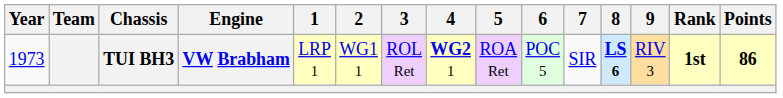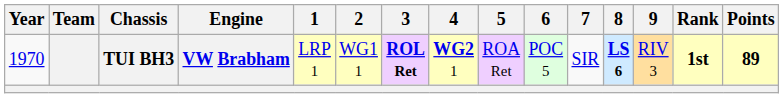(27, 59) 1973 -> (27, 59) 1970
(404, 59) normal -> (406, 59) bold
(748, 59) 86 -> (751, 59) 89
